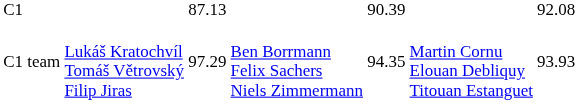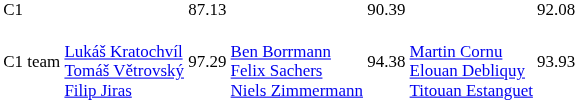(386, 61) 94.35 -> (386, 61) 94.38
